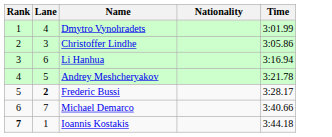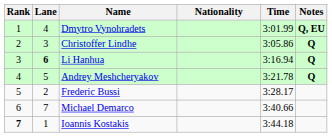+ column: (311, 12)
(46, 60) normal -> (46, 60) bold
(46, 92) bold -> (46, 92) normal
